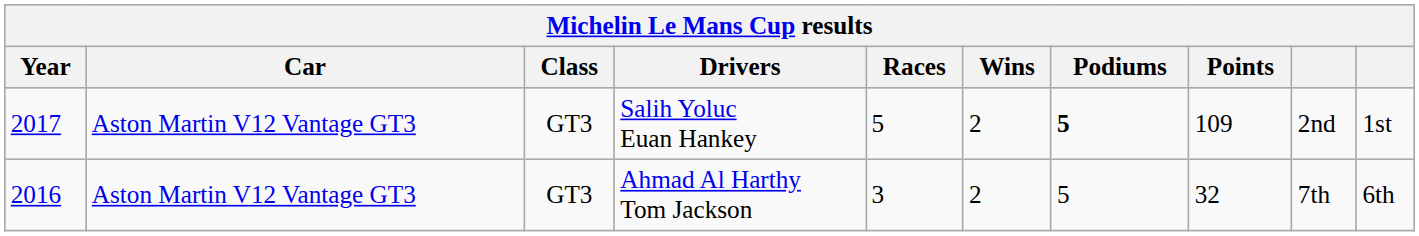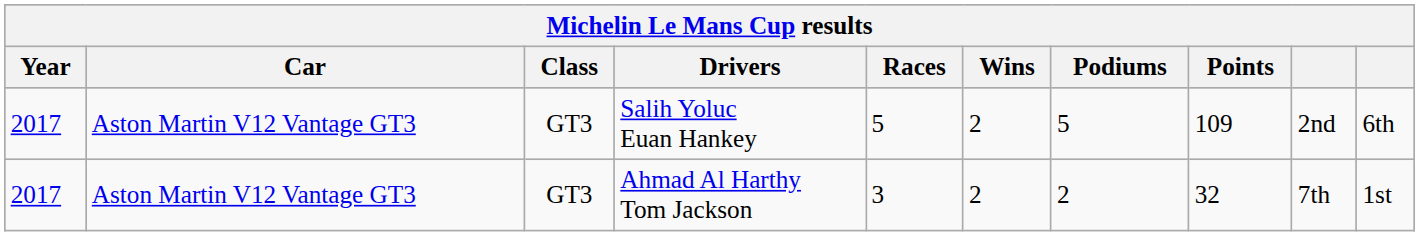(1063, 123) bold -> (1063, 123) normal
(1377, 123) 1st -> (1379, 123) 6th
(36, 195) 2016 -> (36, 195) 2017
(1063, 195) 5 -> (1063, 195) 2
(1379, 195) 6th -> (1377, 195) 1st
